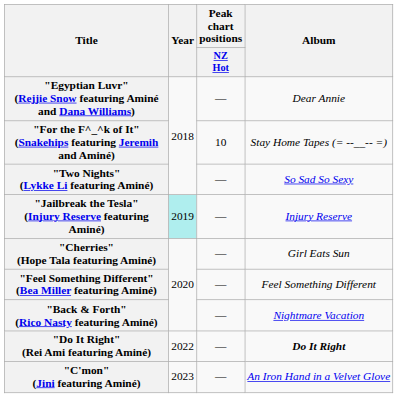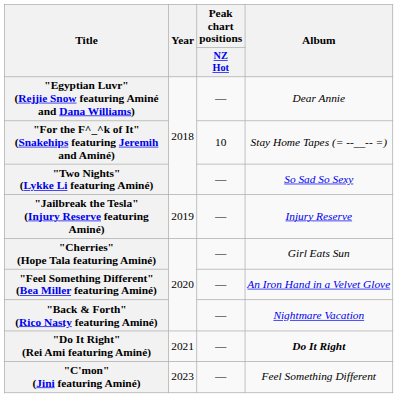(183, 216) paleturquoise background -> (183, 216) no background
(319, 284) Feel Something Different -> (319, 284) An Iron Hand in a Velvet Glove
(183, 346) 2022 -> (183, 346) 2021
(319, 377) An Iron Hand in a Velvet Glove -> (319, 377) Feel Something Different
